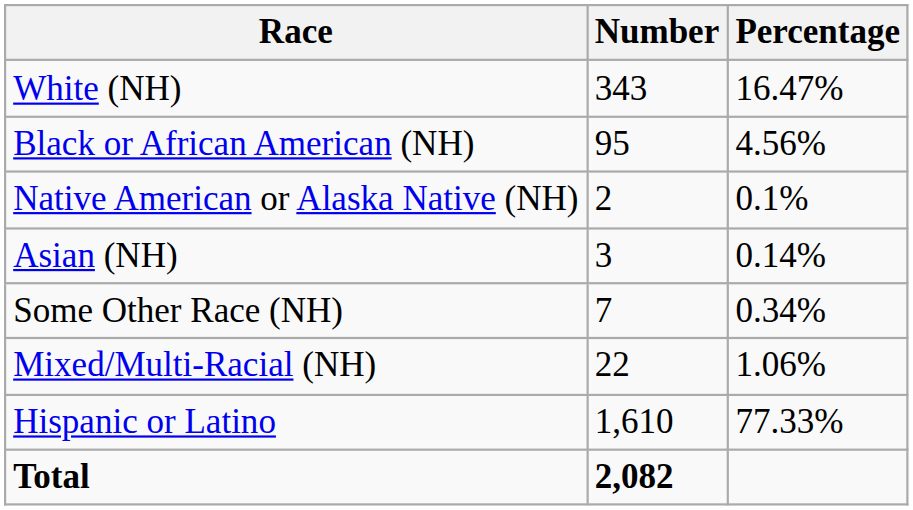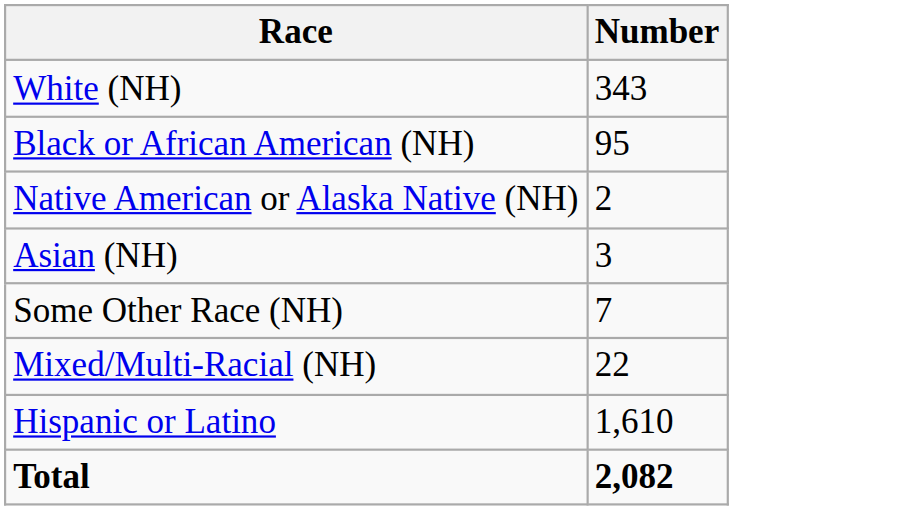- column: (818, 32)
